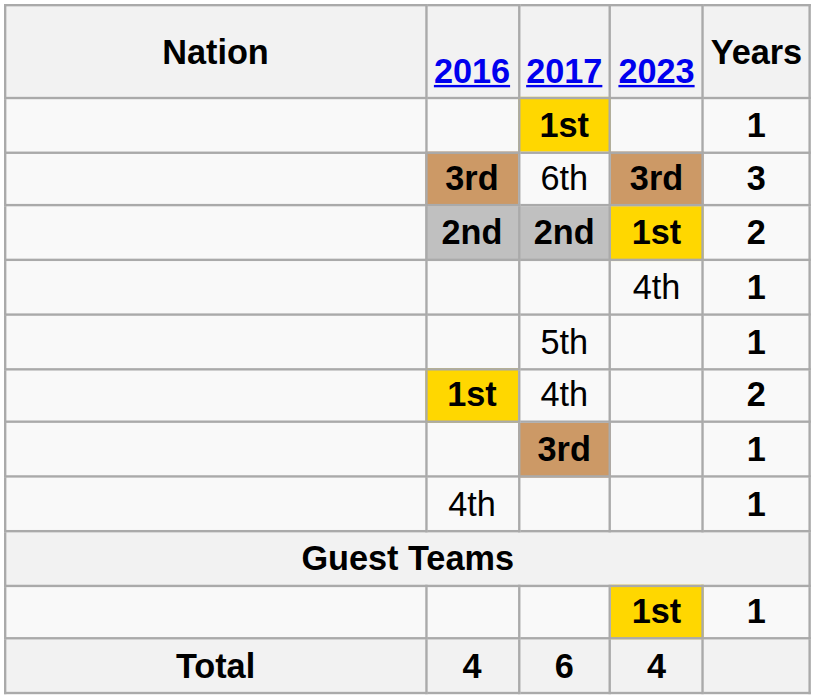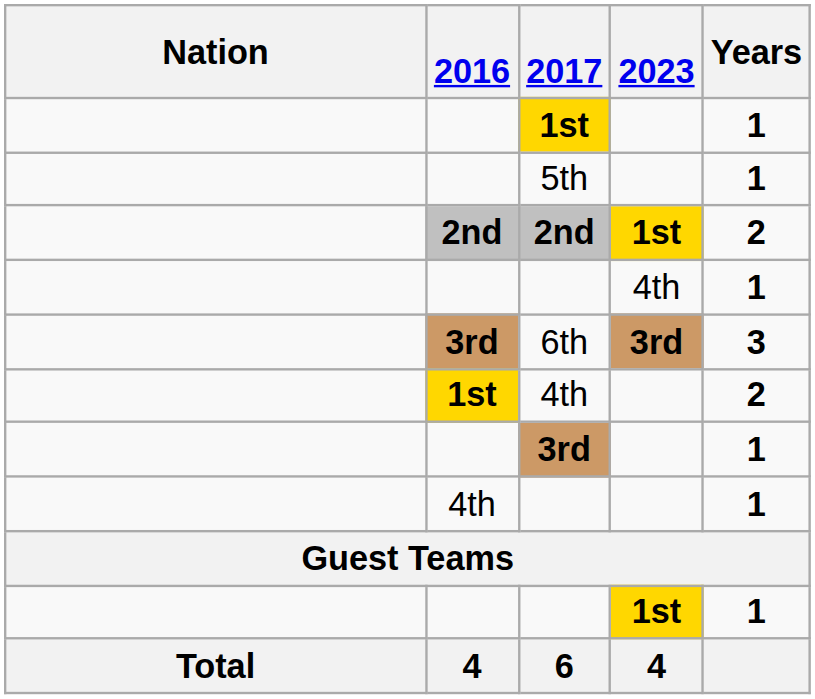rows swapped: (564, 179) <-> (564, 341)
